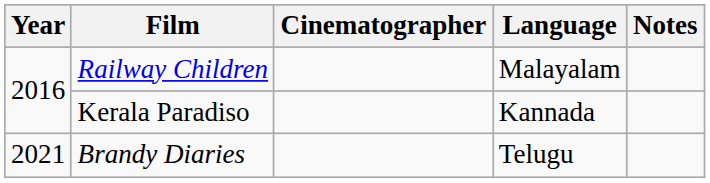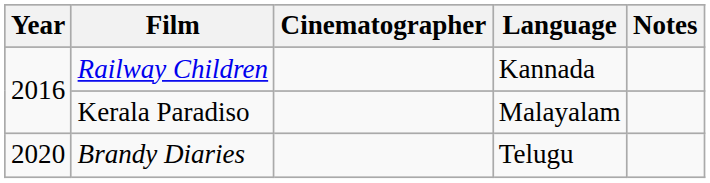(560, 68) Malayalam -> (547, 68) Kannada
(547, 111) Kannada -> (560, 111) Malayalam
(38, 154) 2021 -> (38, 154) 2020
